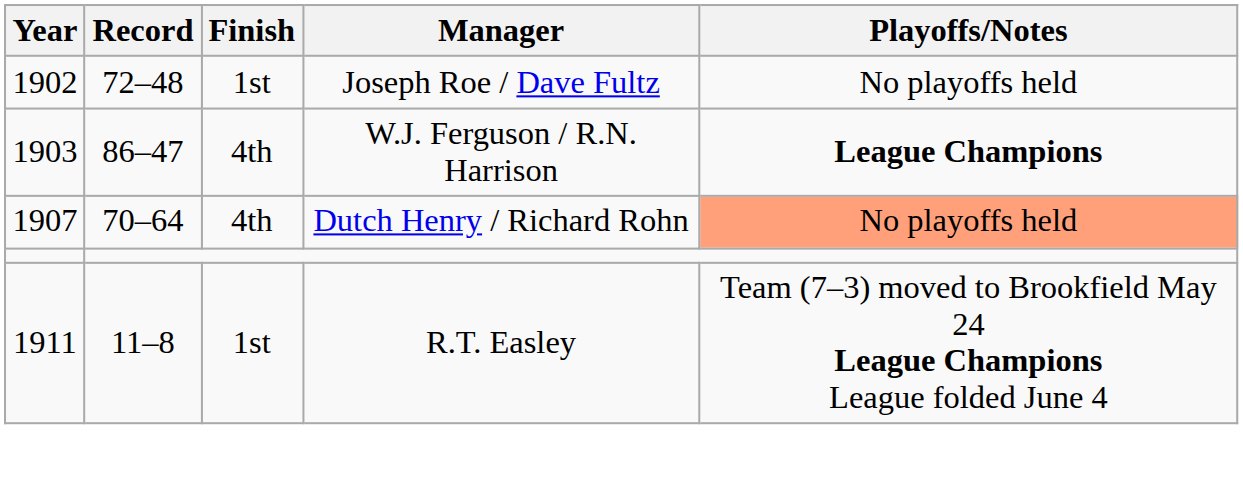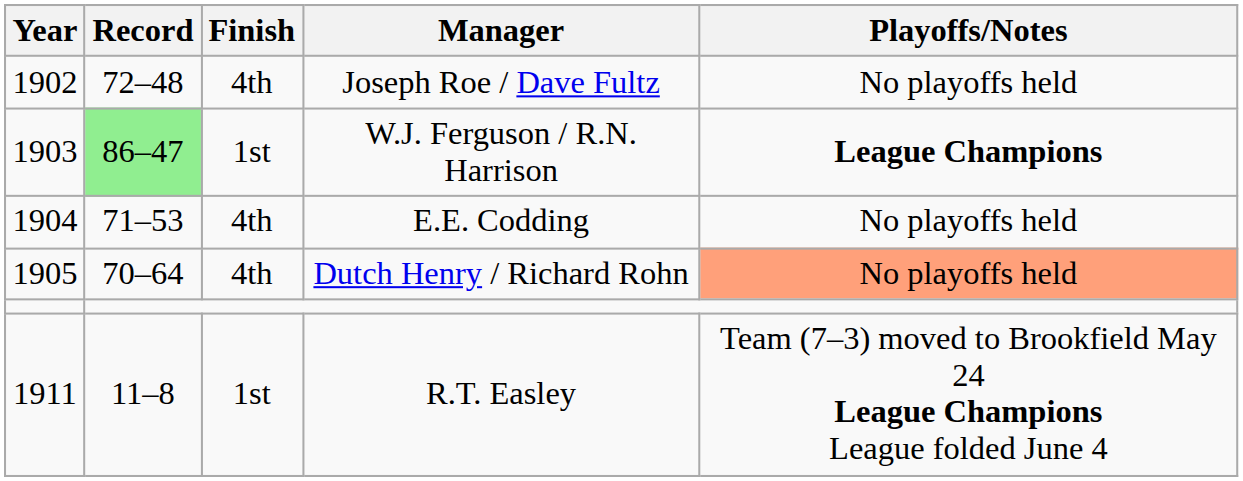(252, 81) 1st -> (252, 81) 4th
(143, 151) no background -> (143, 151) lightgreen background
(252, 151) 4th -> (252, 151) 1st
+ row: (501, 221)
(45, 221) 1907 -> (45, 272) 1905
